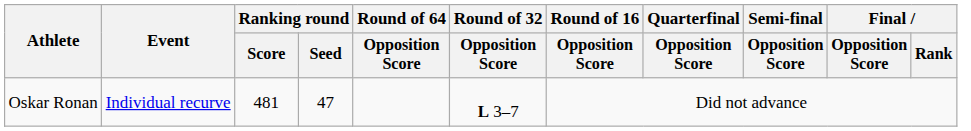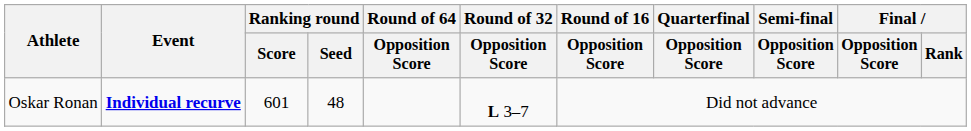(168, 102) normal -> (173, 102) bold
(266, 102) 481 -> (276, 102) 601
(326, 102) 47 -> (336, 102) 48
